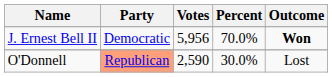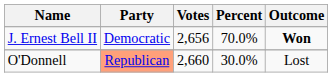(193, 38) 5,956 -> (193, 38) 2,656
(193, 60) 2,590 -> (193, 60) 2,660
